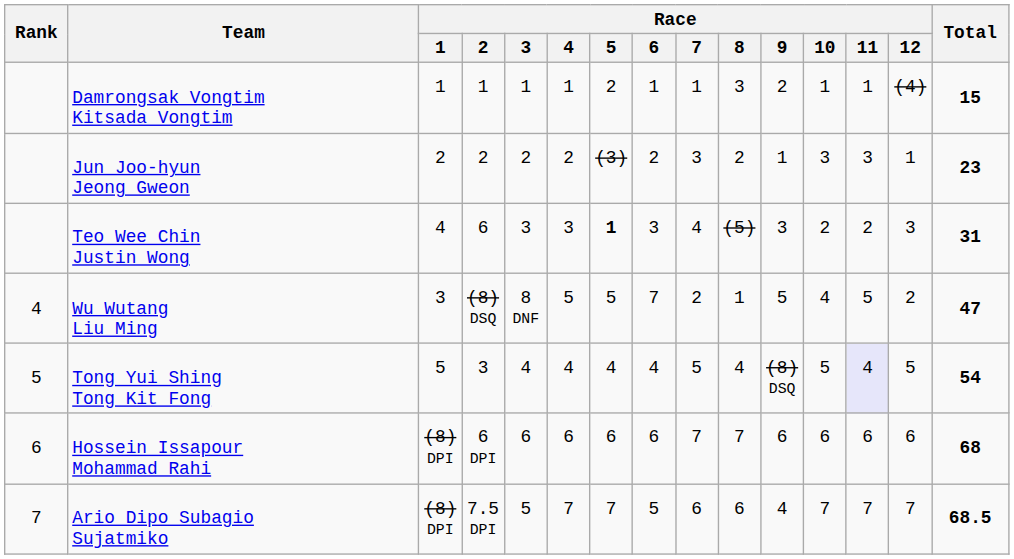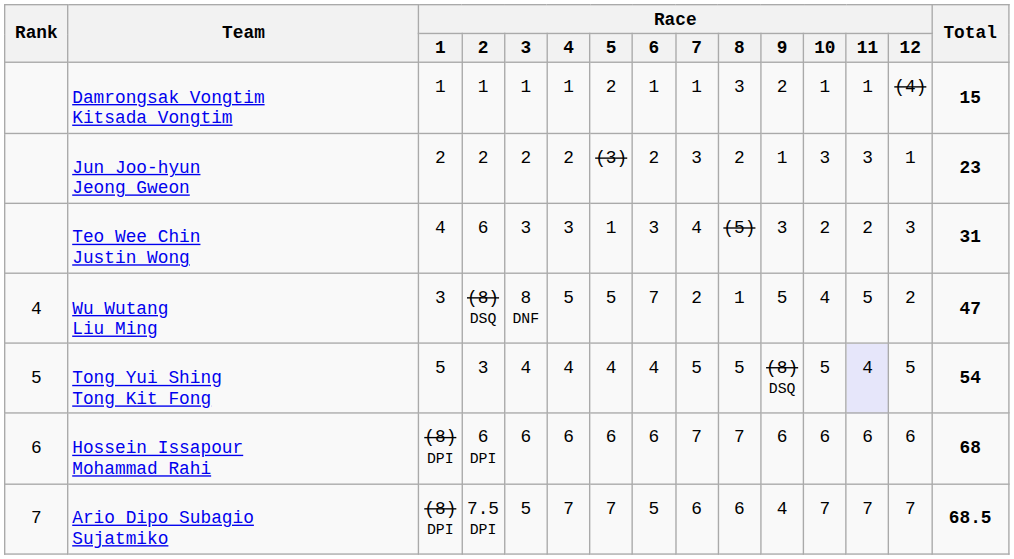(611, 238) bold -> (611, 238) normal
(739, 378) 4 -> (739, 378) 5
